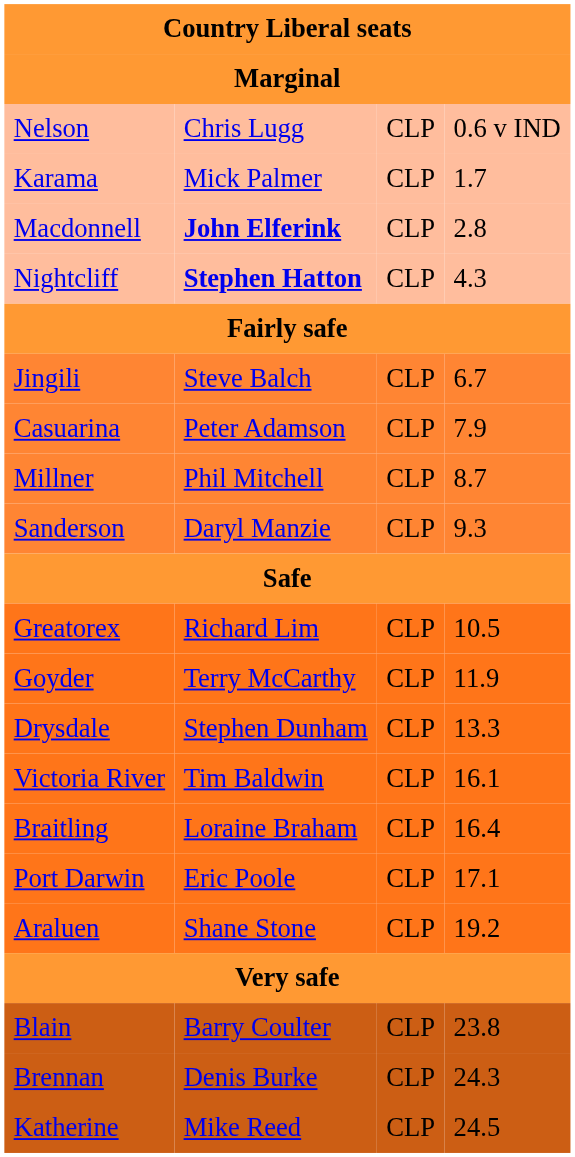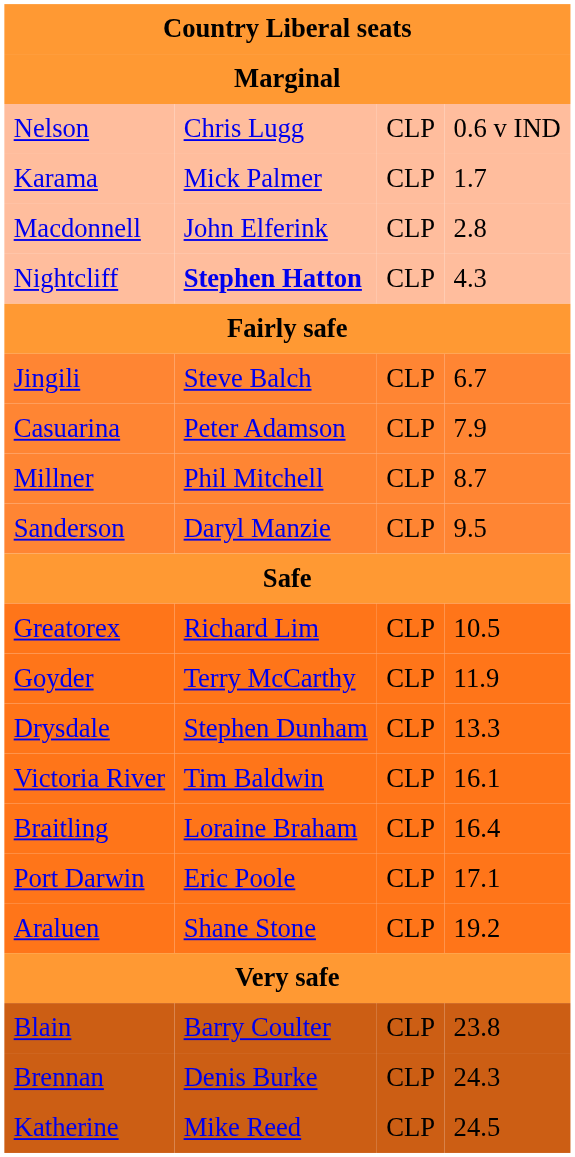(262, 227) bold -> (256, 227) normal
(470, 527) 9.3 -> (470, 527) 9.5
